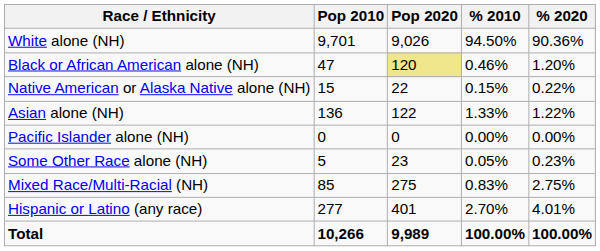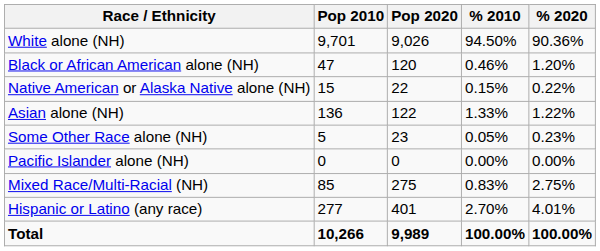(404, 64) khaki background -> (404, 64) no background
rows swapped: (98, 137) <-> (108, 161)
